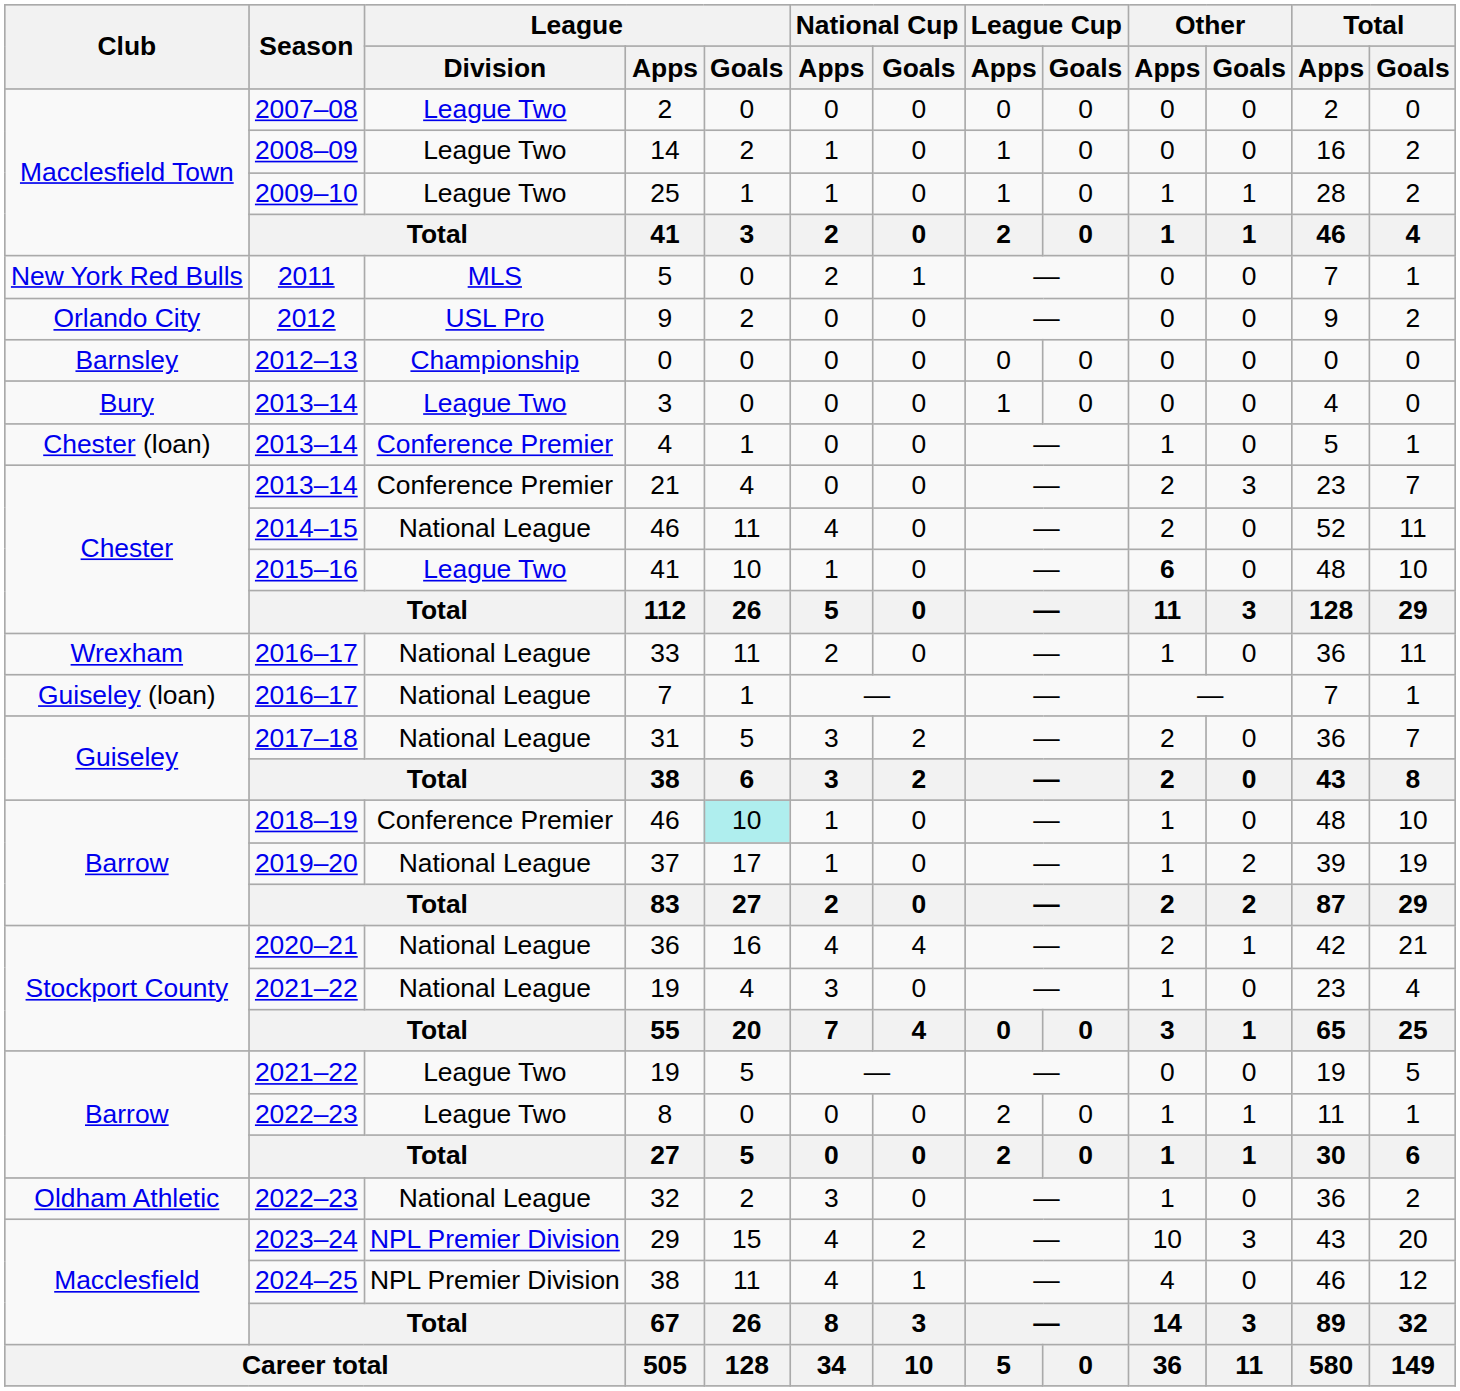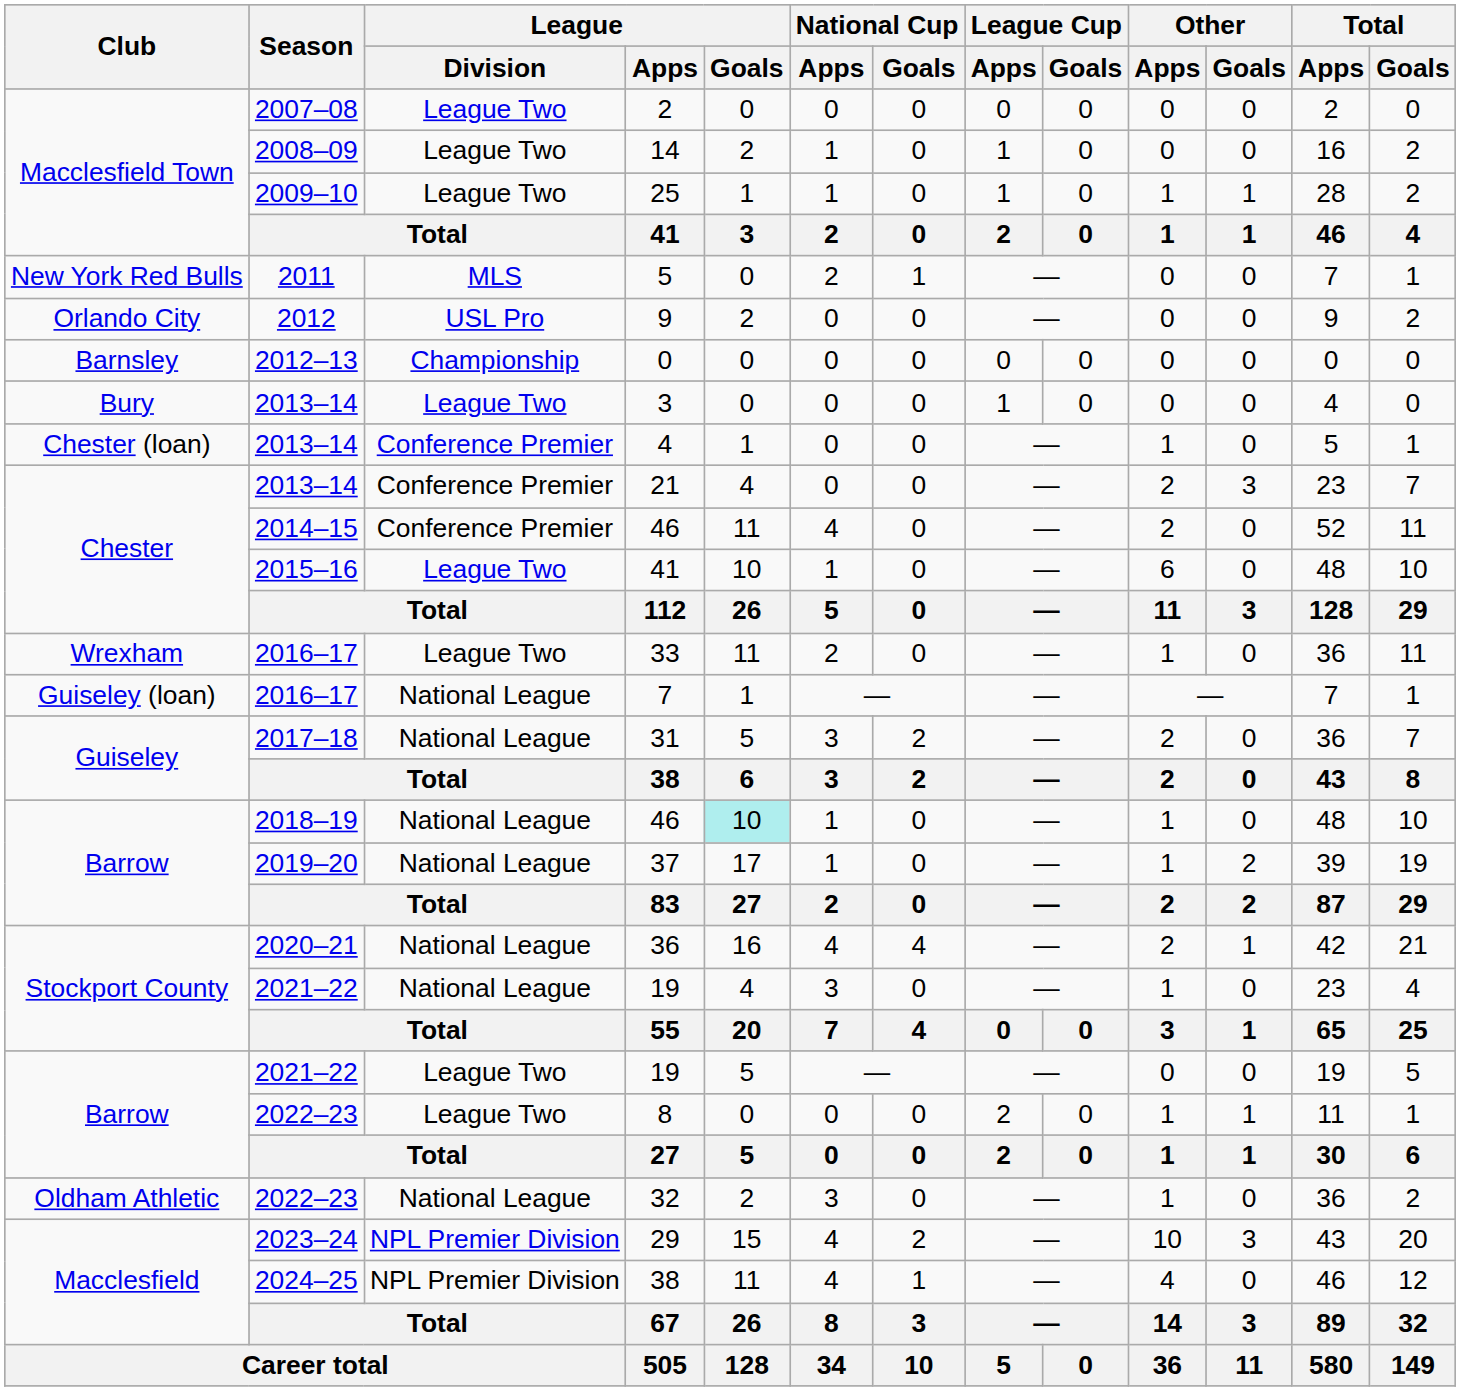(495, 527) National League -> (495, 527) Conference Premier
(1167, 569) bold -> (1167, 569) normal
(495, 653) National League -> (495, 653) League Two
(495, 820) Conference Premier -> (495, 820) National League
